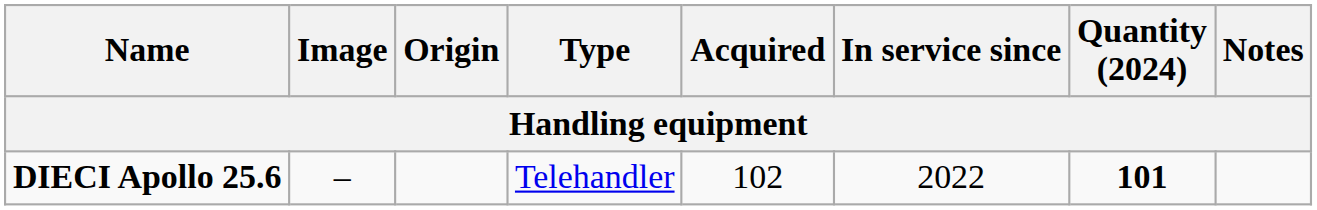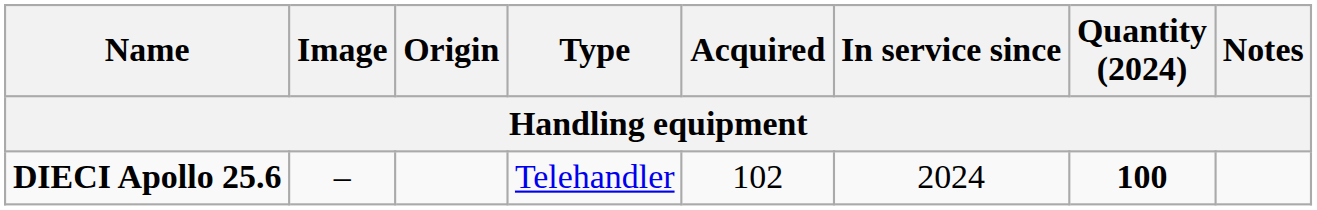(951, 177) 2022 -> (951, 177) 2024
(1142, 177) 101 -> (1142, 177) 100
